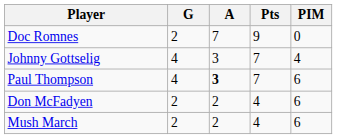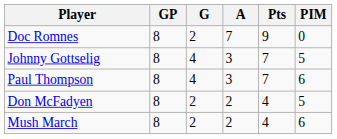+ column: (168, 15)
(297, 58) 4 -> (302, 58) 5
(215, 79) bold -> (229, 79) normal
(297, 101) 6 -> (302, 101) 5
